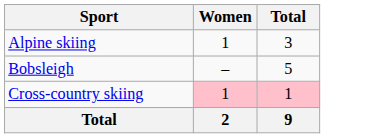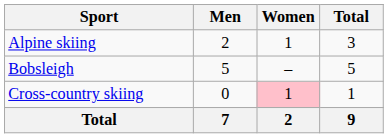+ column: (225, 17)
(288, 94) pink background -> (351, 94) no background
